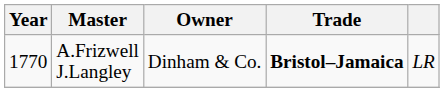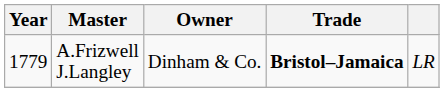(28, 60) 1770 -> (28, 60) 1779
